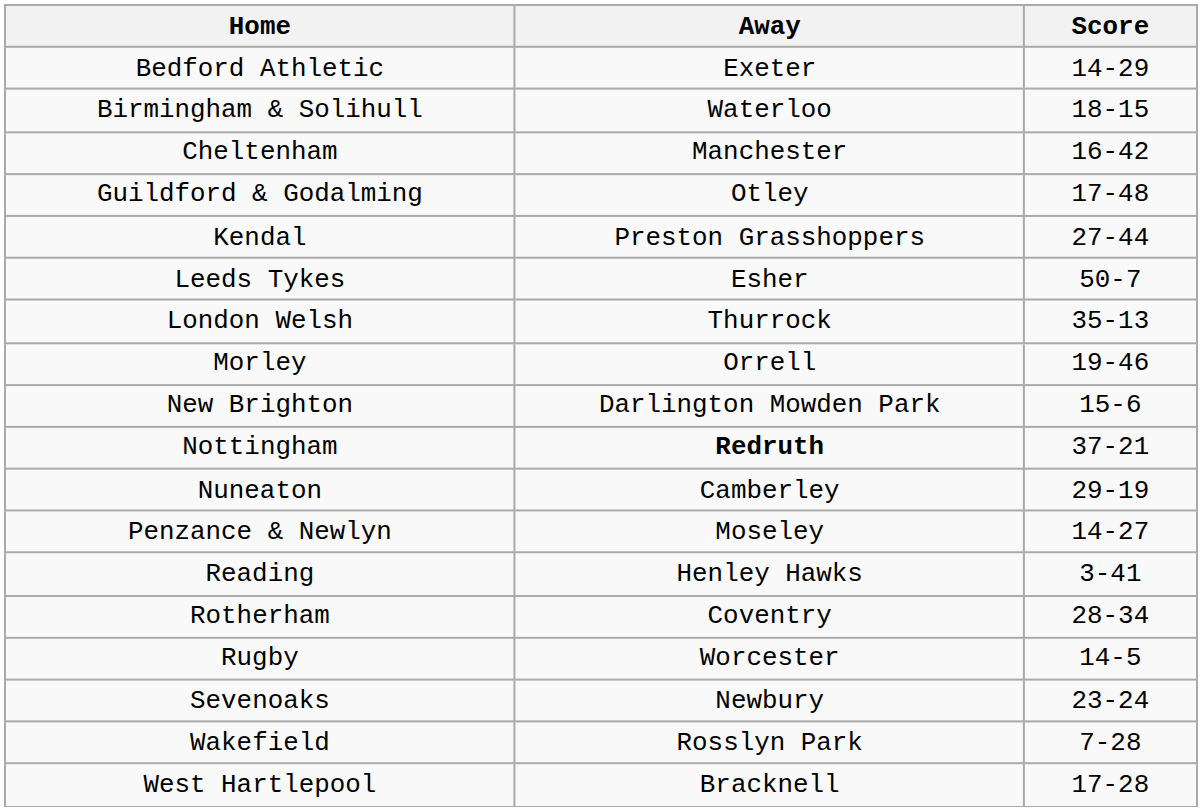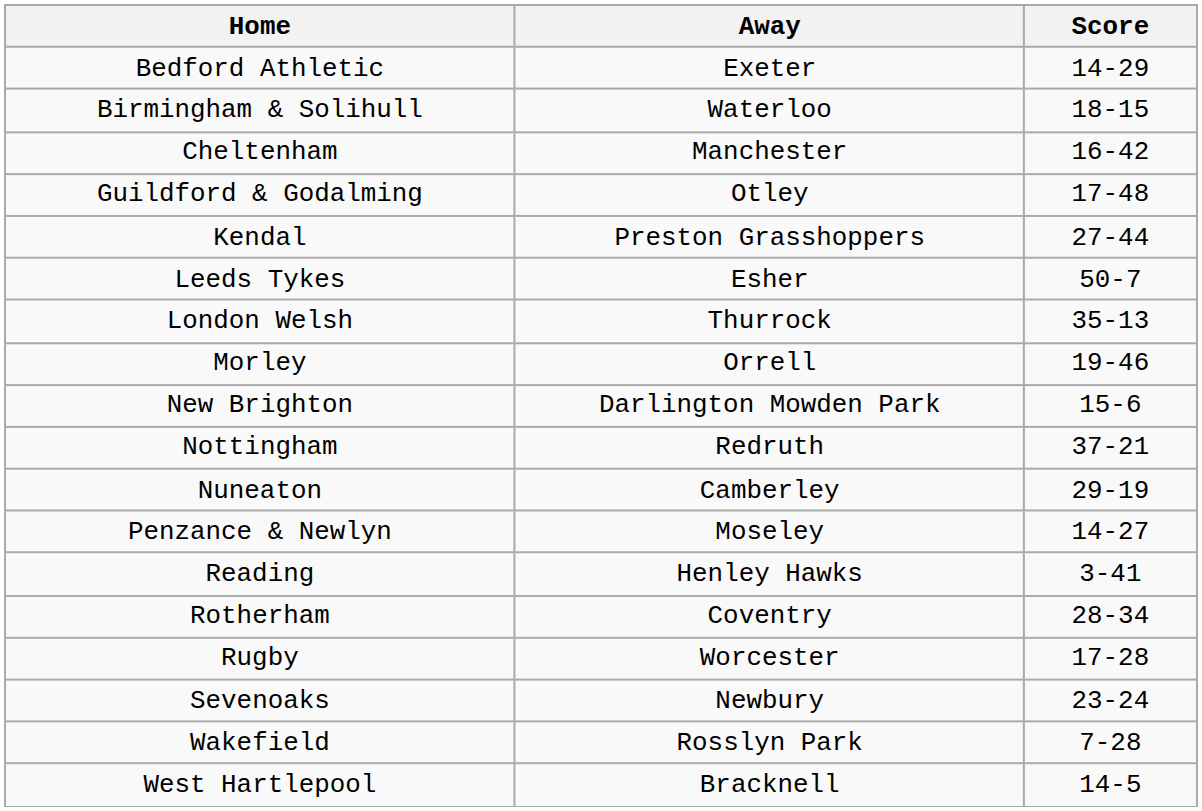(770, 448) bold -> (770, 448) normal
(1110, 659) 14-5 -> (1110, 659) 17-28
(1110, 785) 17-28 -> (1110, 785) 14-5
